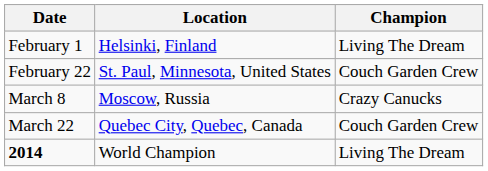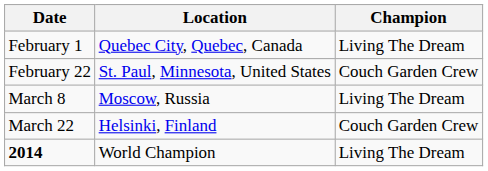(158, 44) Helsinki, Finland -> (201, 44) Quebec City, Quebec, Canada
(390, 98) Crazy Canucks -> (402, 98) Living The Dream
(201, 125) Quebec City, Quebec, Canada -> (158, 125) Helsinki, Finland
